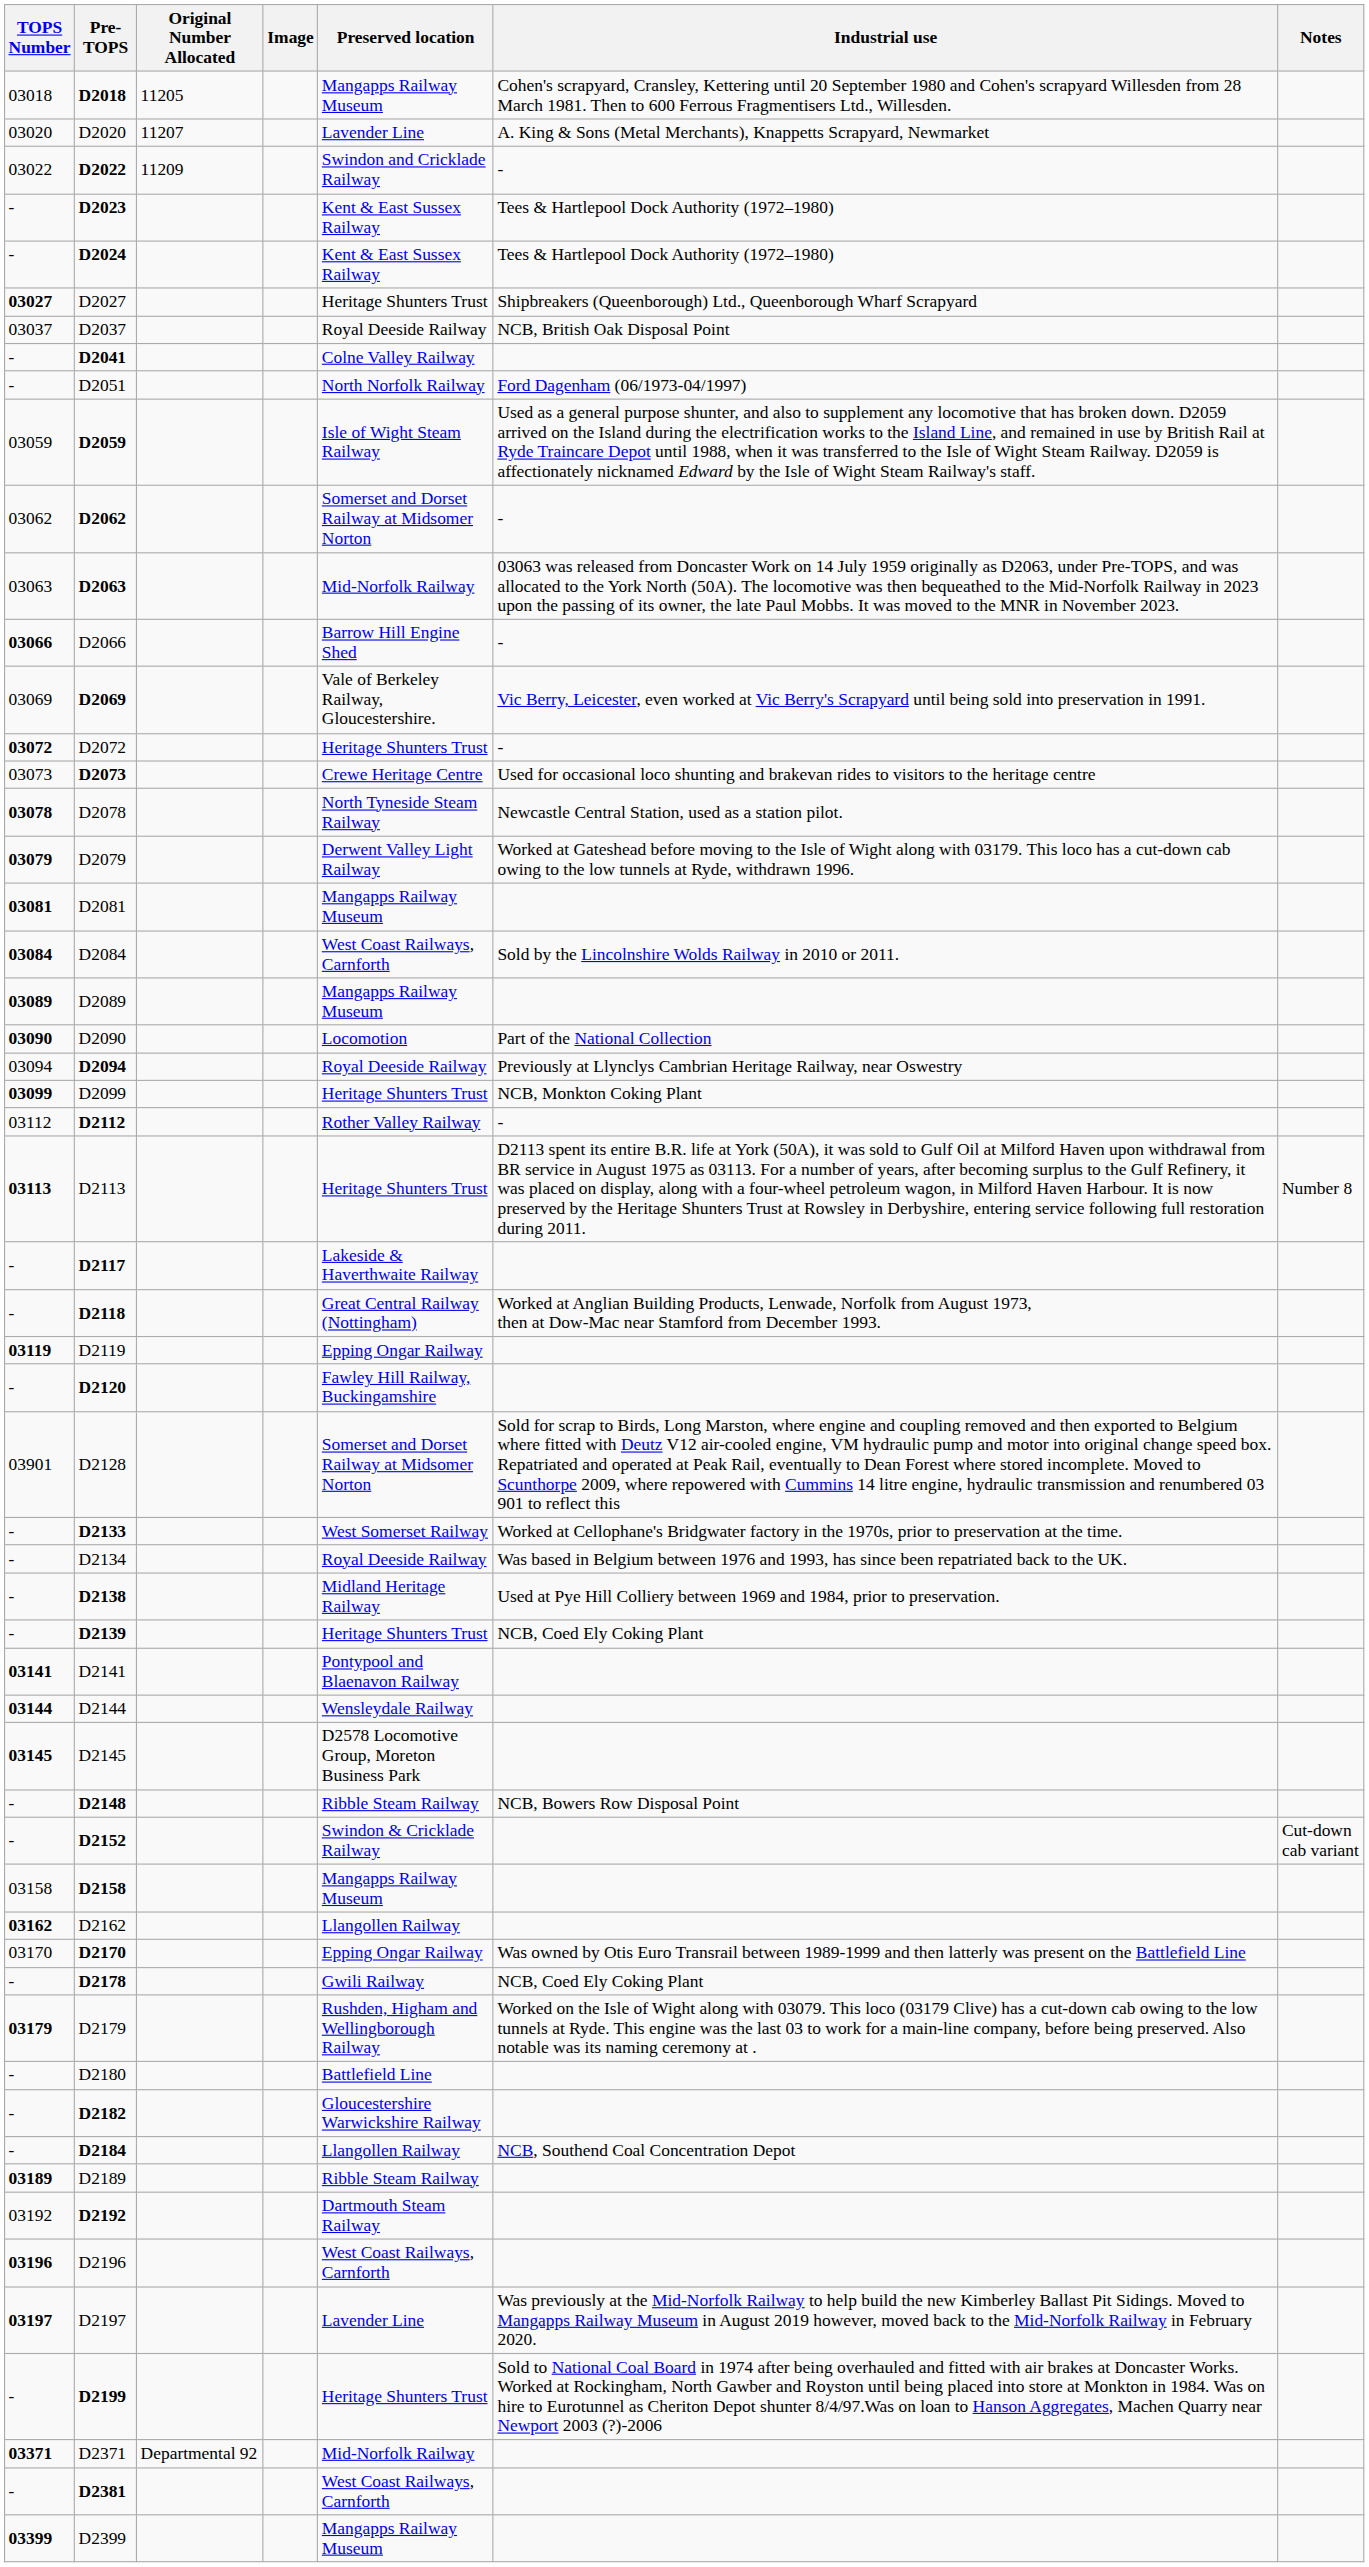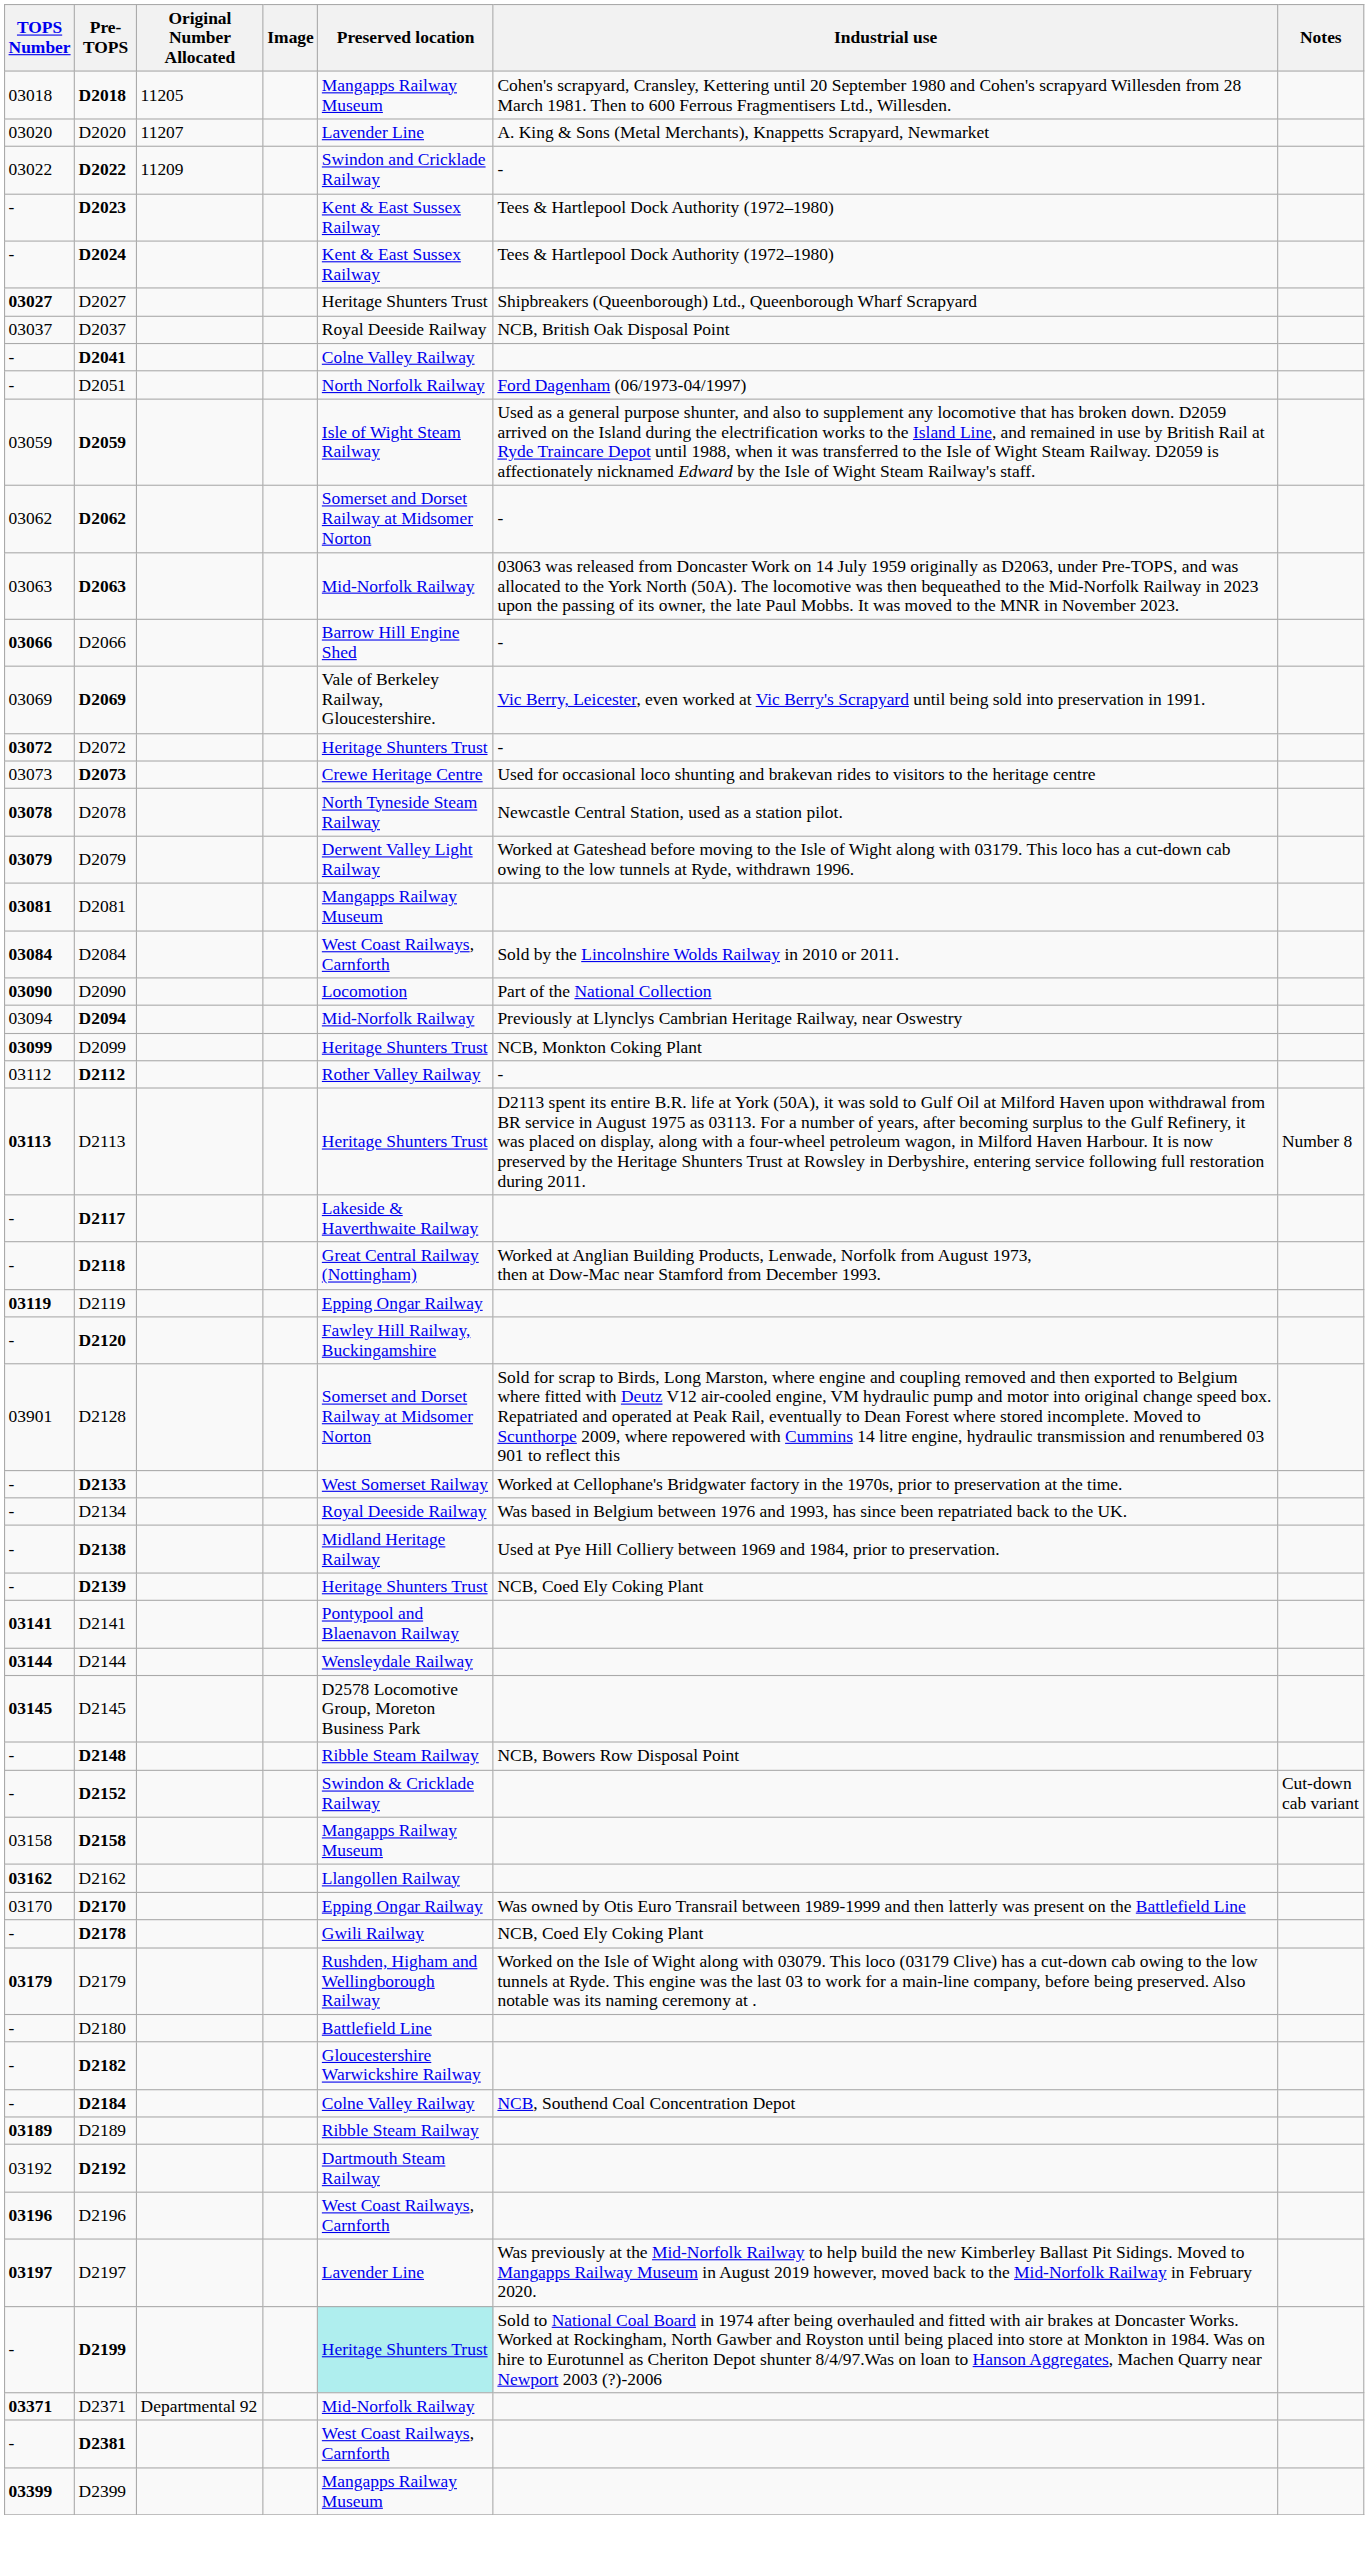- row: (102, 1001)
(404, 1066) Royal Deeside Railway -> (398, 1019) Mid-Norfolk Railway
(391, 2150) Llangollen Railway -> (398, 2103) Colne Valley Railway
(405, 2396) no background -> (405, 2349) paleturquoise background
